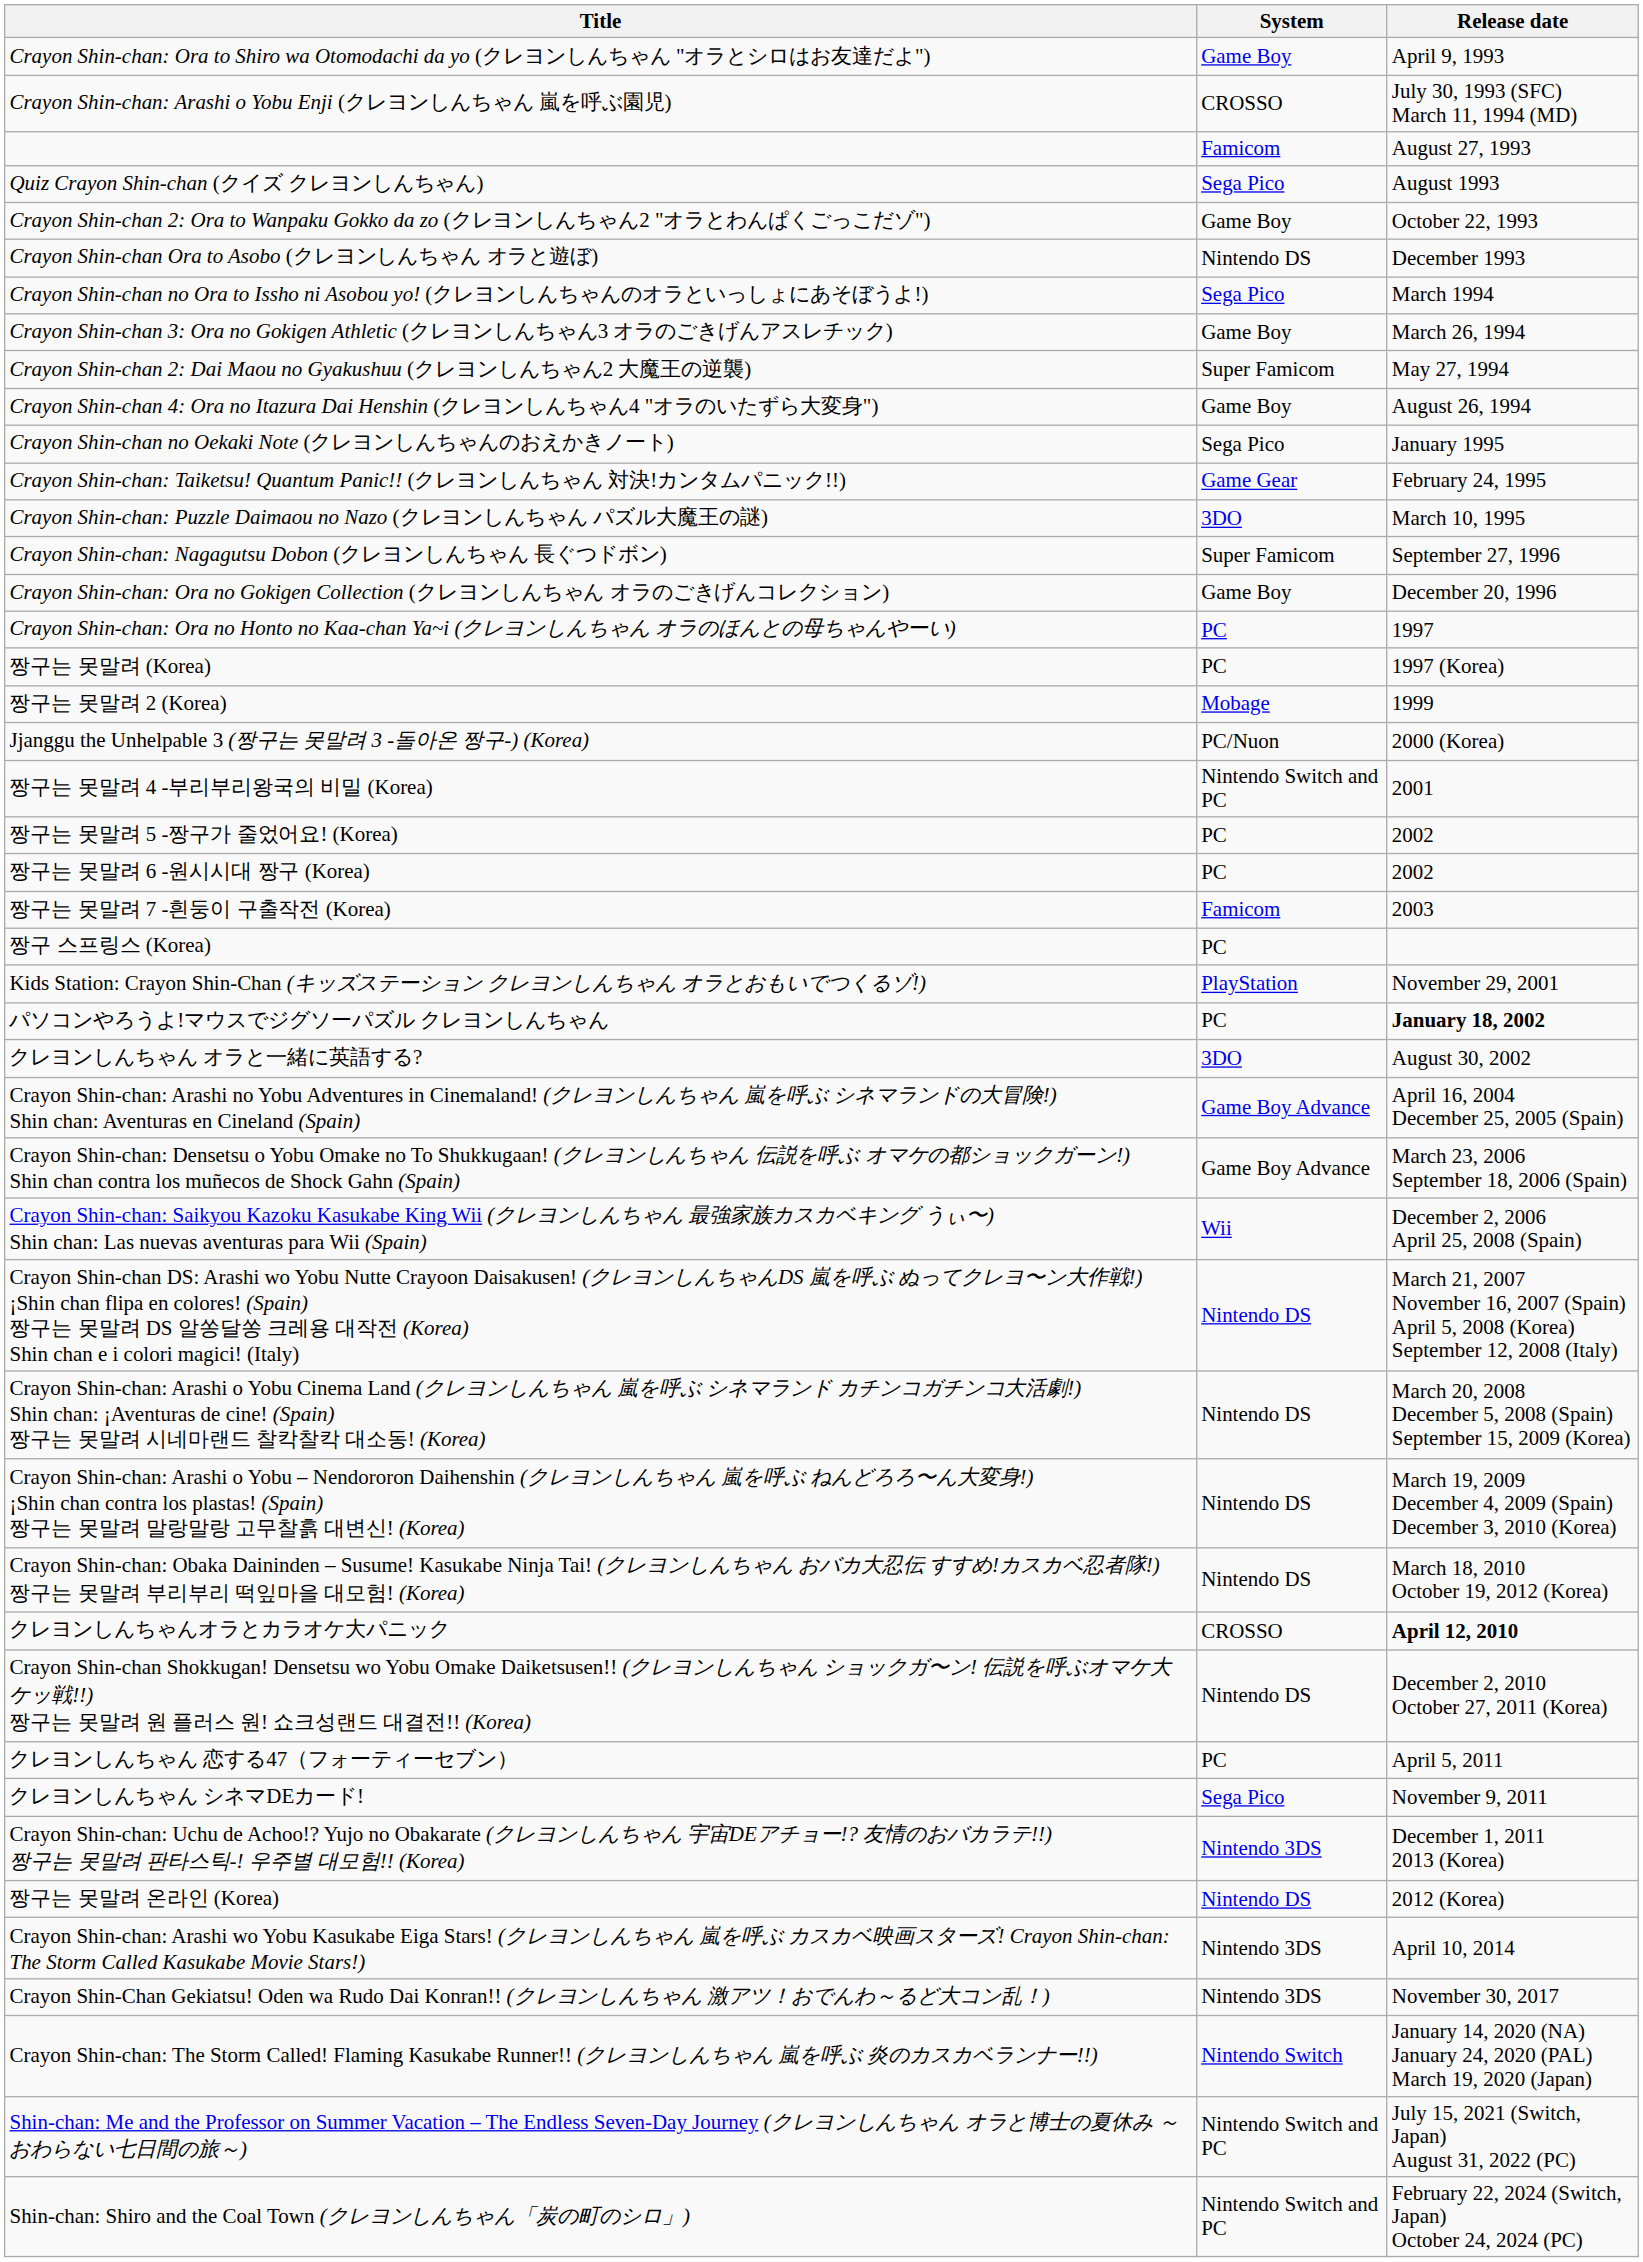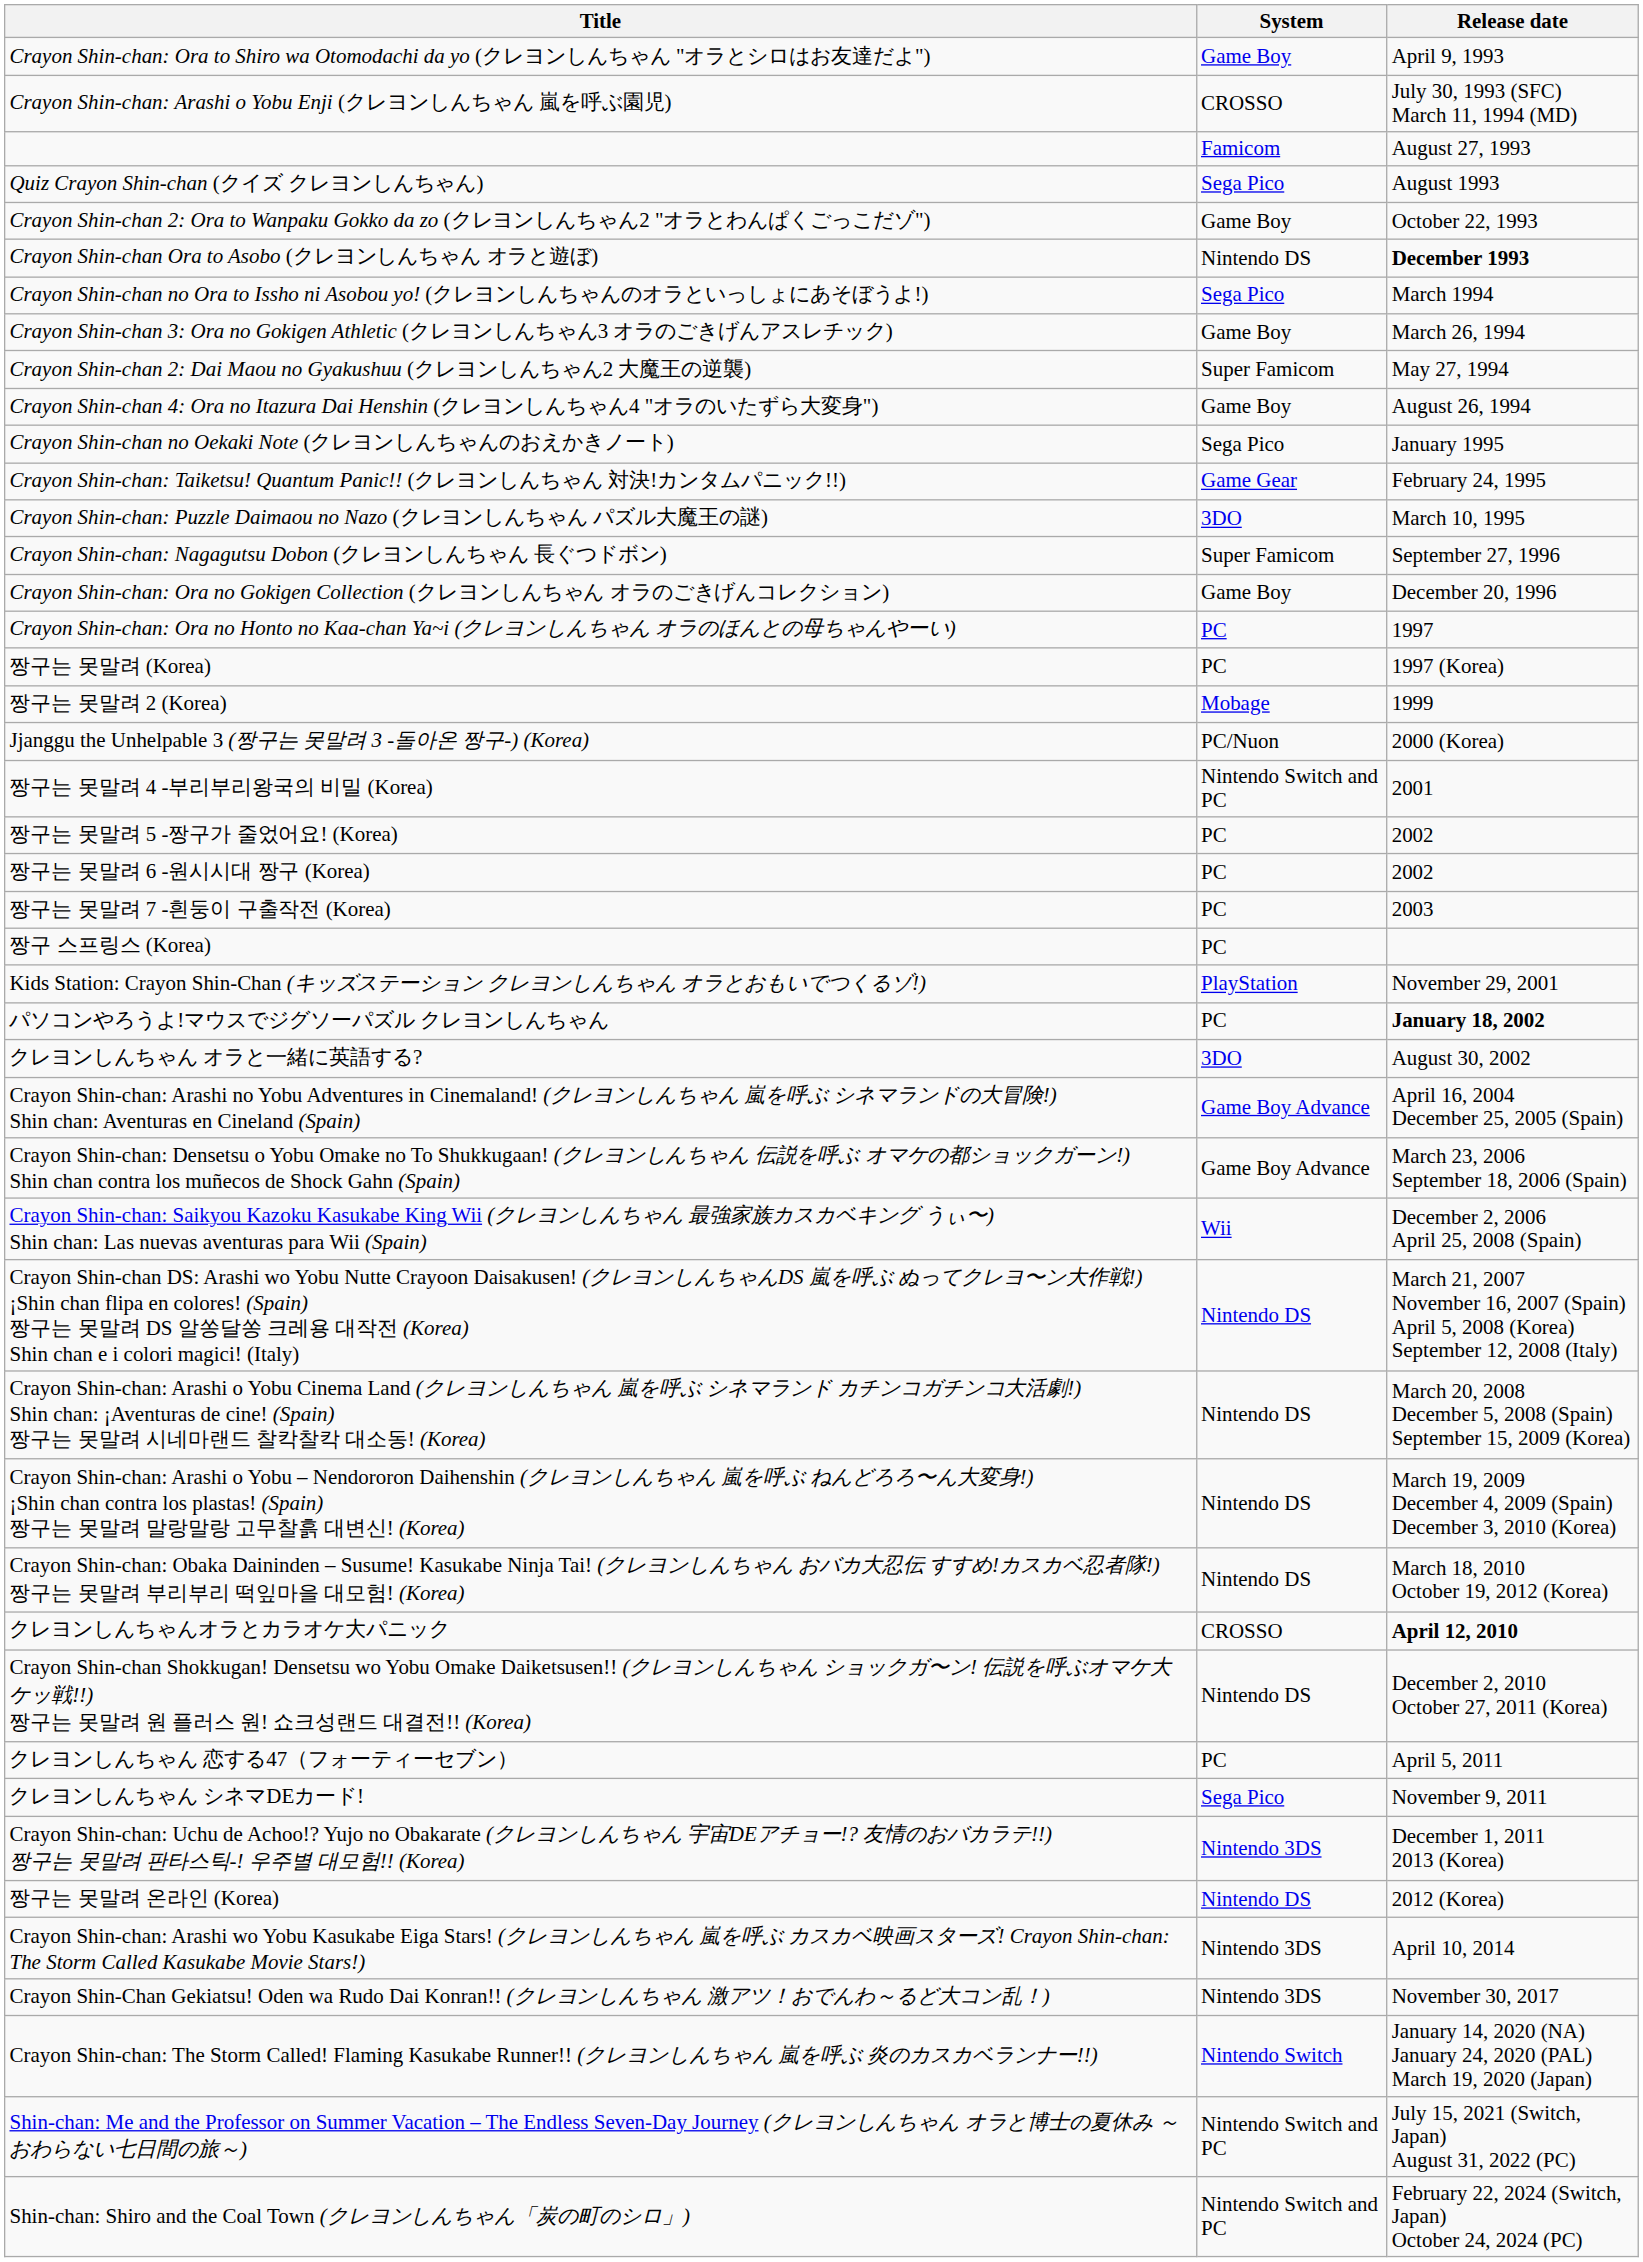(1458, 257) normal -> (1460, 257) bold
(1241, 909) Famicom -> (1214, 909) PC
